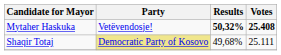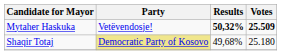(262, 27) 25.408 -> (262, 27) 25.509
(261, 42) 25.111 -> (262, 42) 25.180
